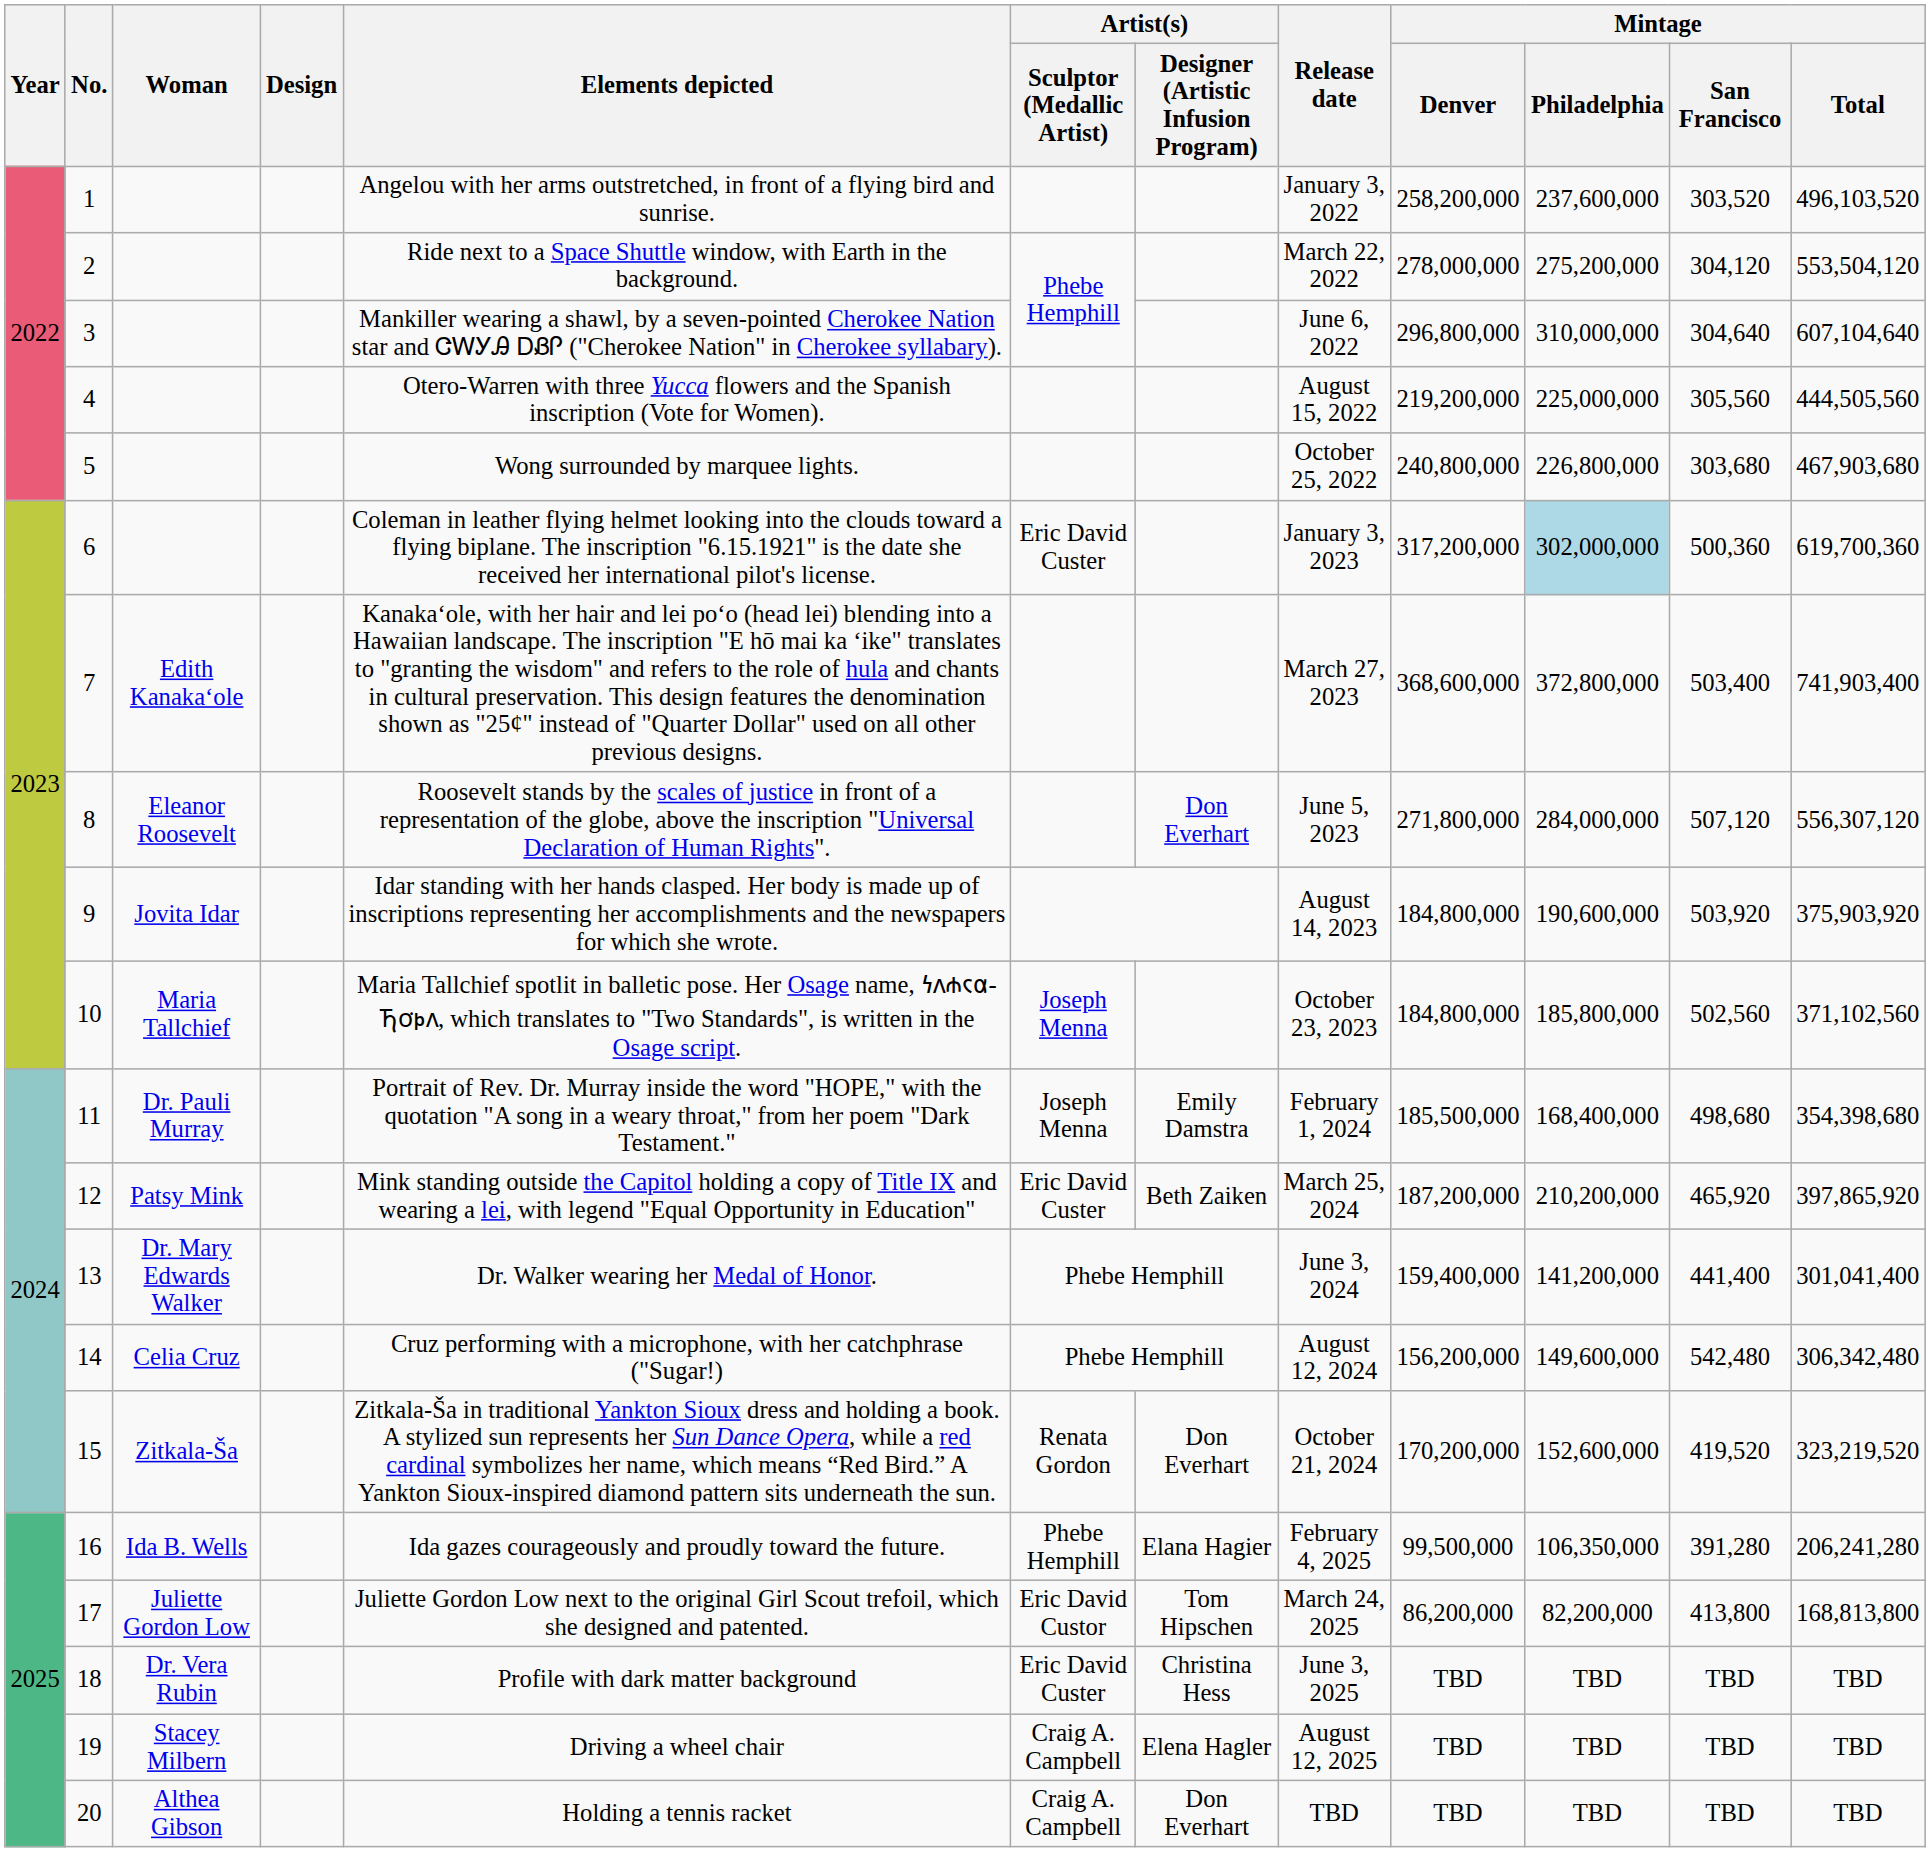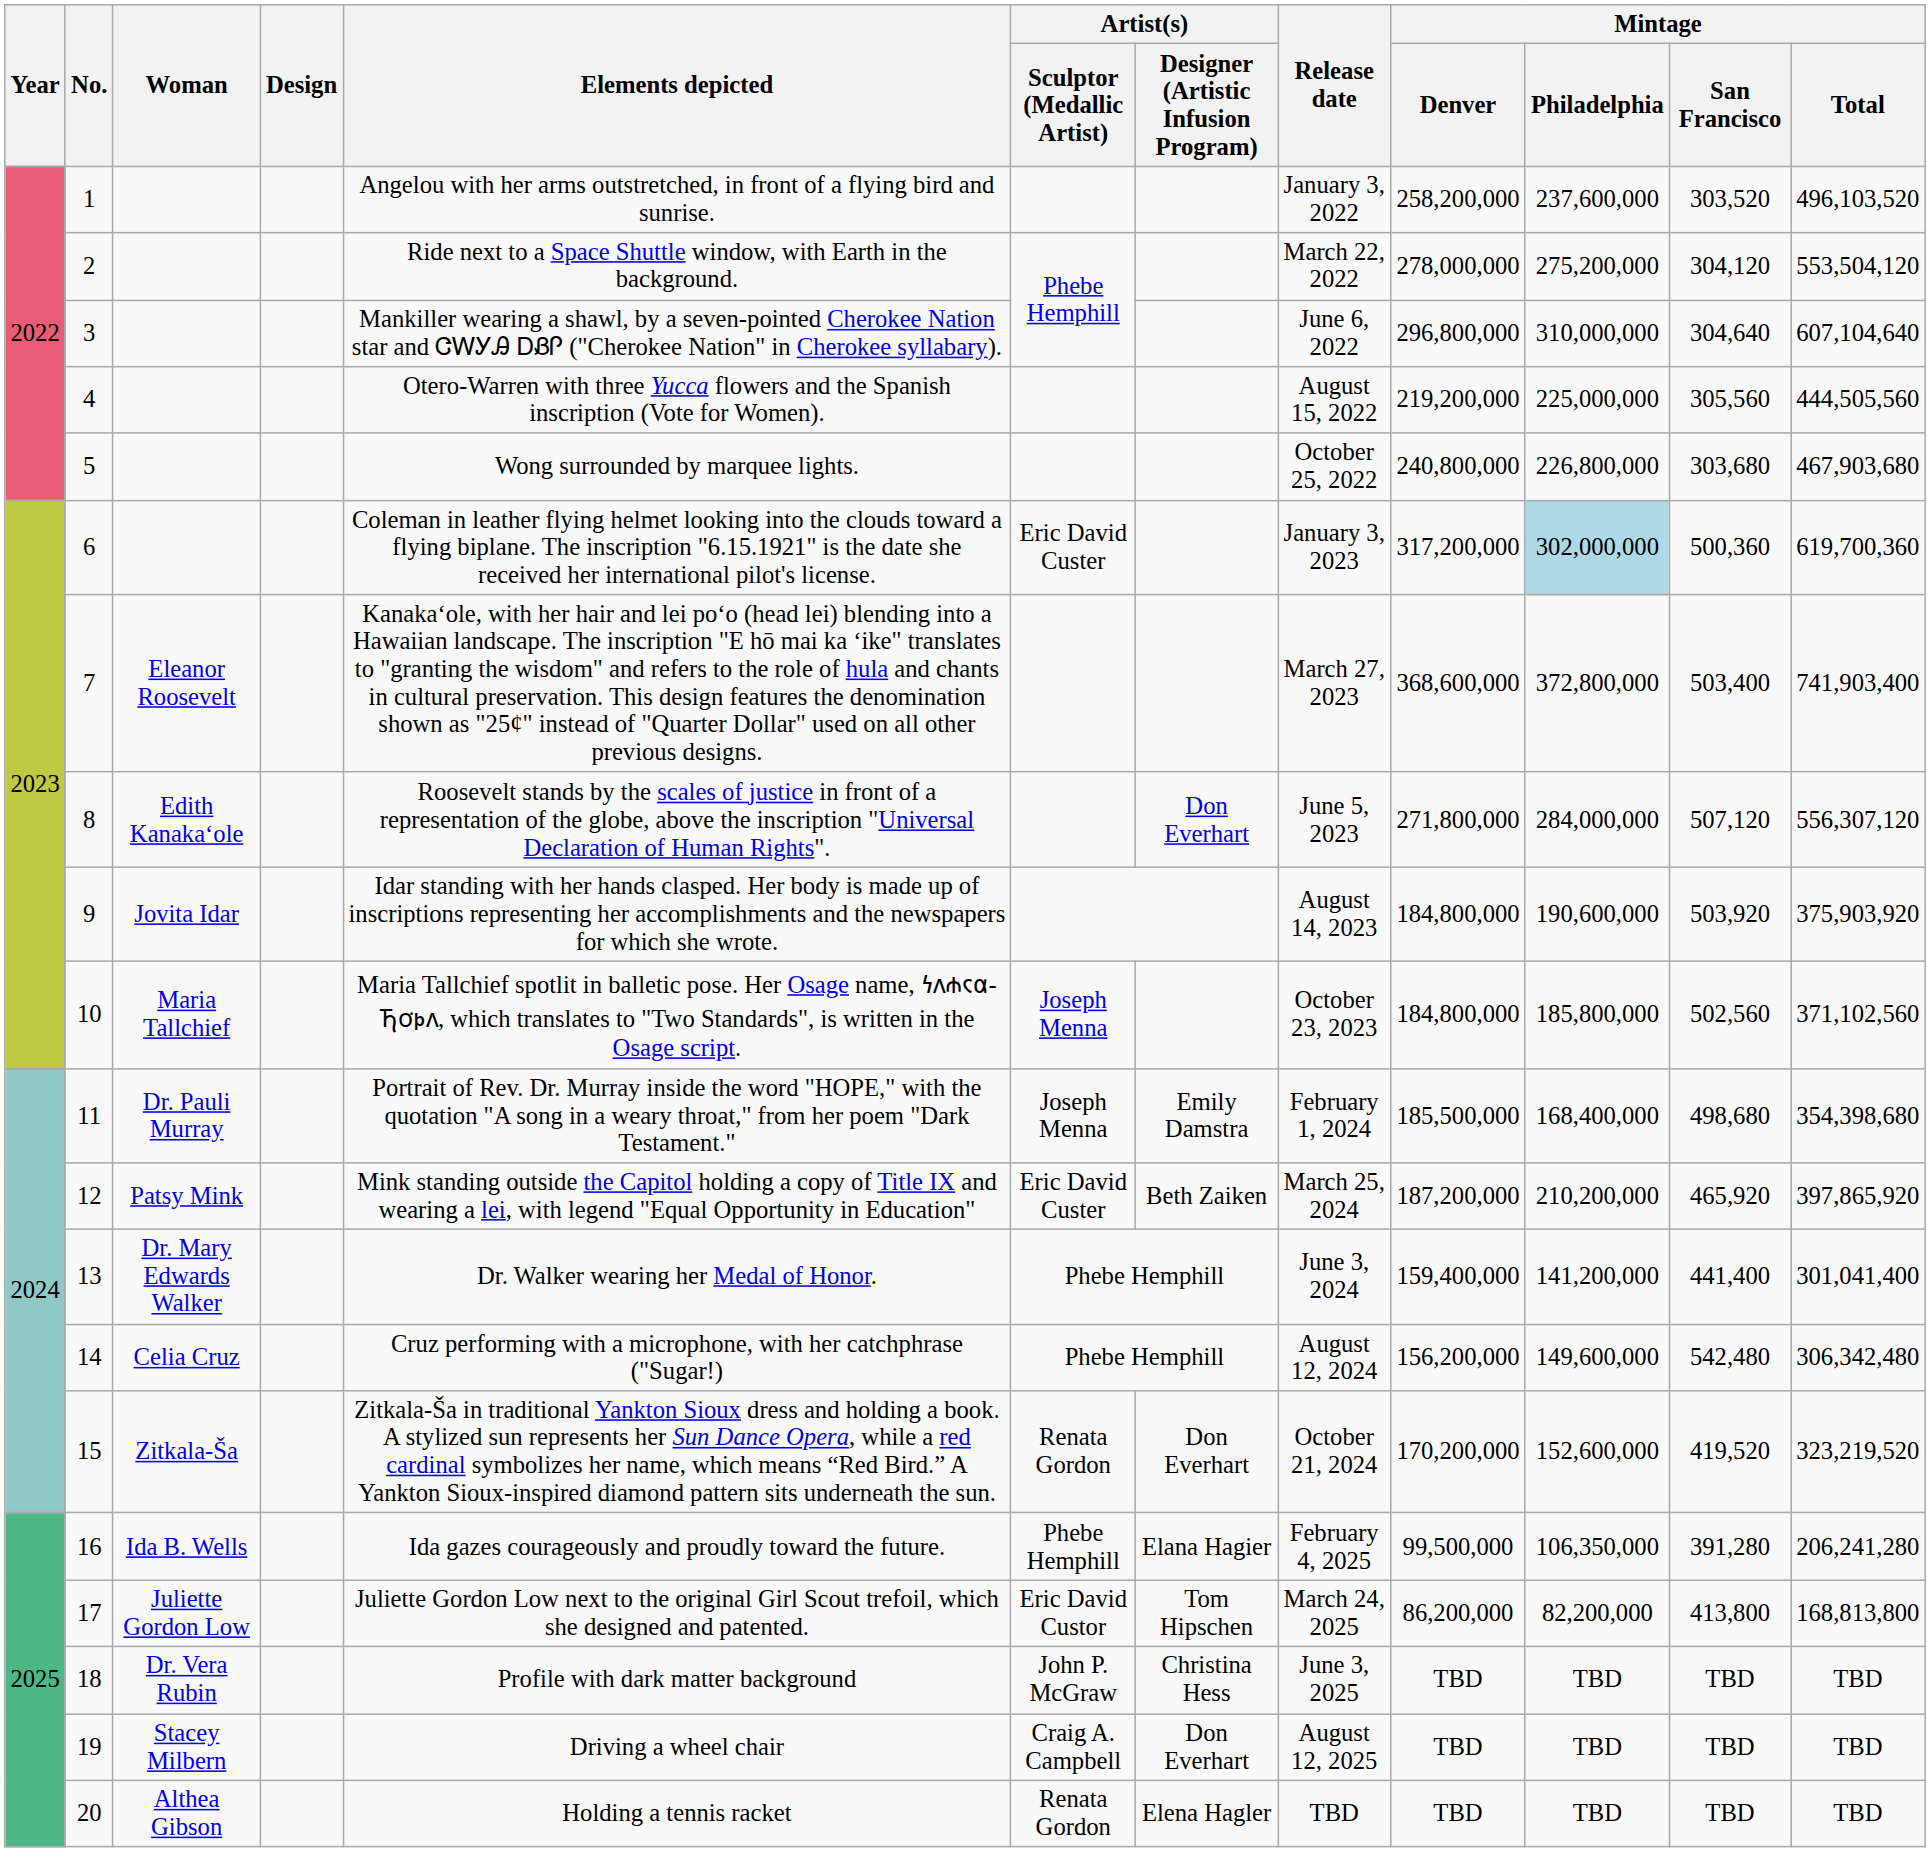(187, 683) Edith Kanakaʻole -> (187, 683) Eleanor Roosevelt
(187, 819) Eleanor Roosevelt -> (187, 819) Edith Kanakaʻole
(1073, 1679) Eric David Custer -> (1073, 1679) John P. McGraw
(1207, 1746) Elena Hagler -> (1207, 1746) Don Everhart
(1073, 1813) Craig A. Campbell -> (1073, 1813) Renata Gordon
(1207, 1813) Don Everhart -> (1207, 1813) Elena Hagler
